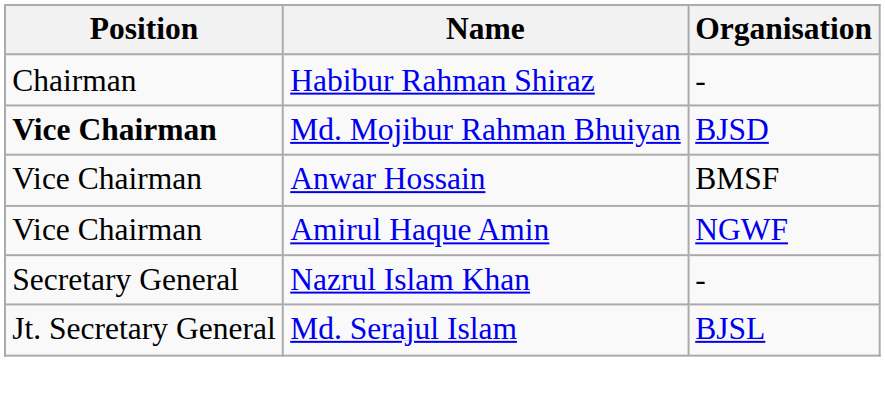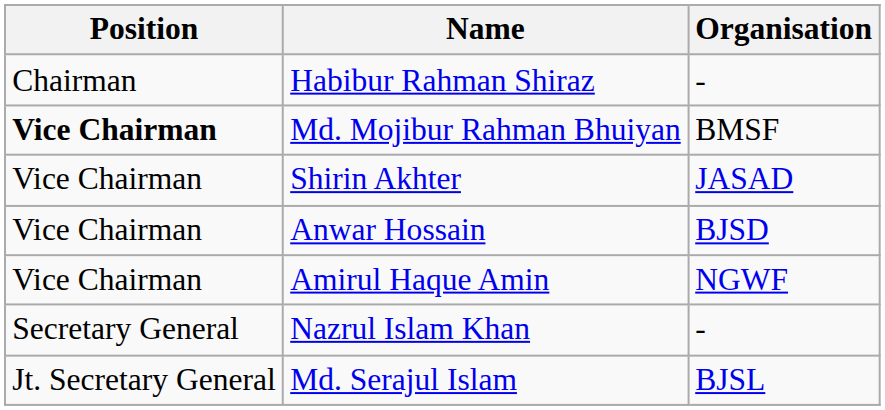(732, 129) BJSD -> (737, 129) BMSF
+ row: (376, 179)
(737, 179) BMSF -> (732, 229) BJSD
